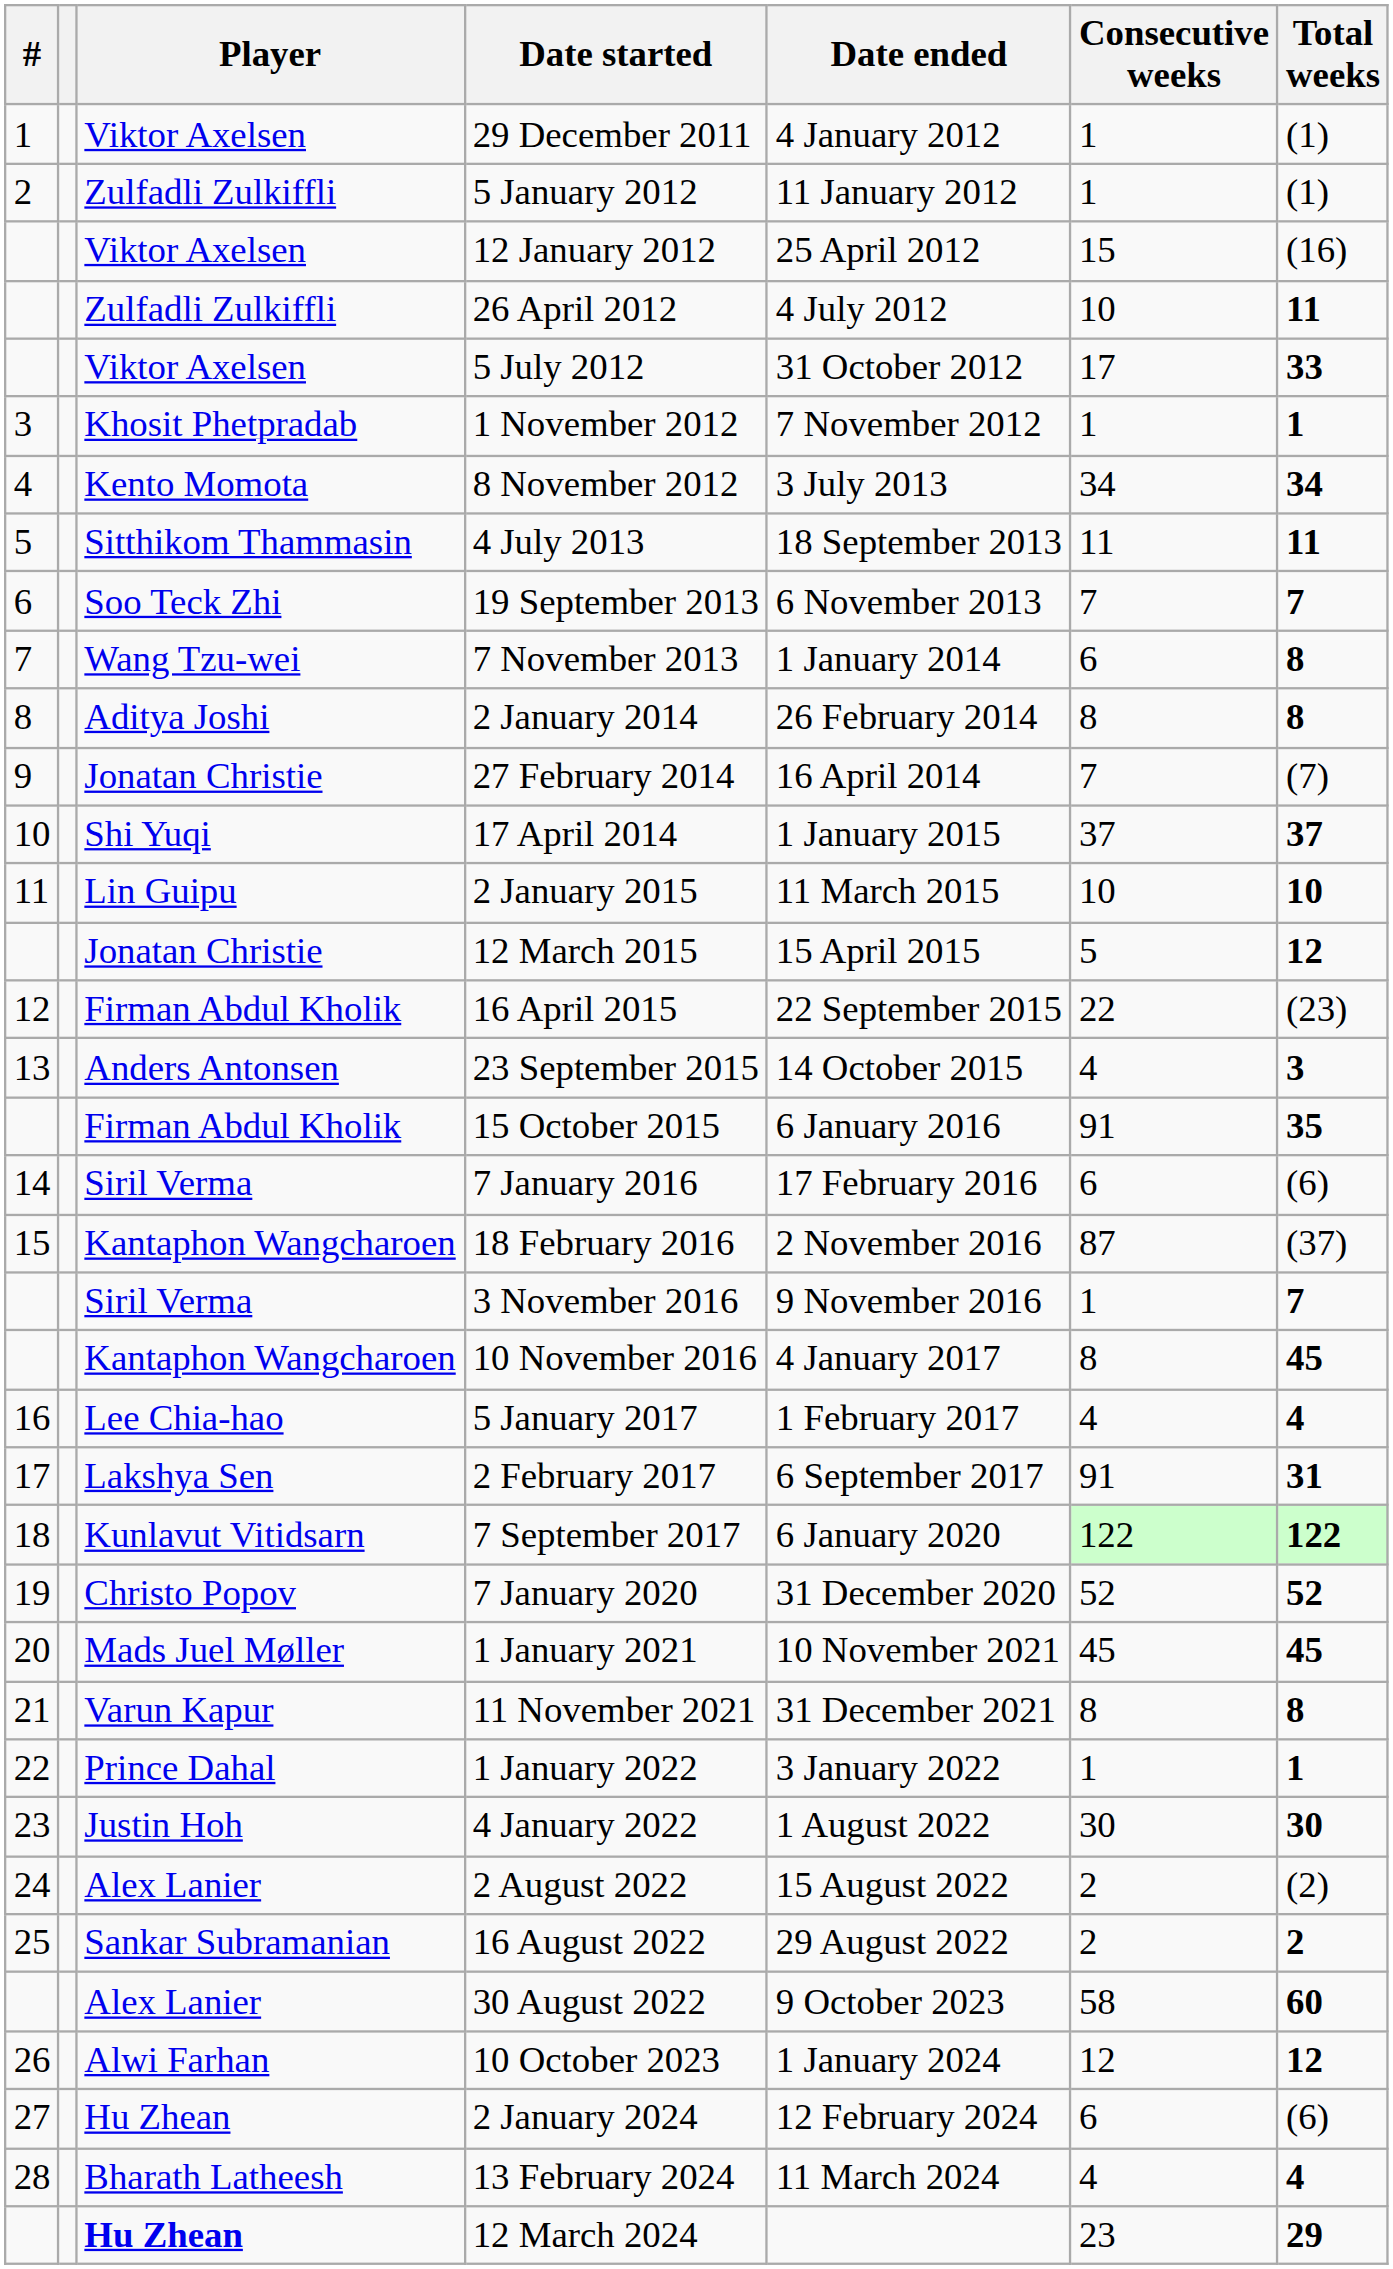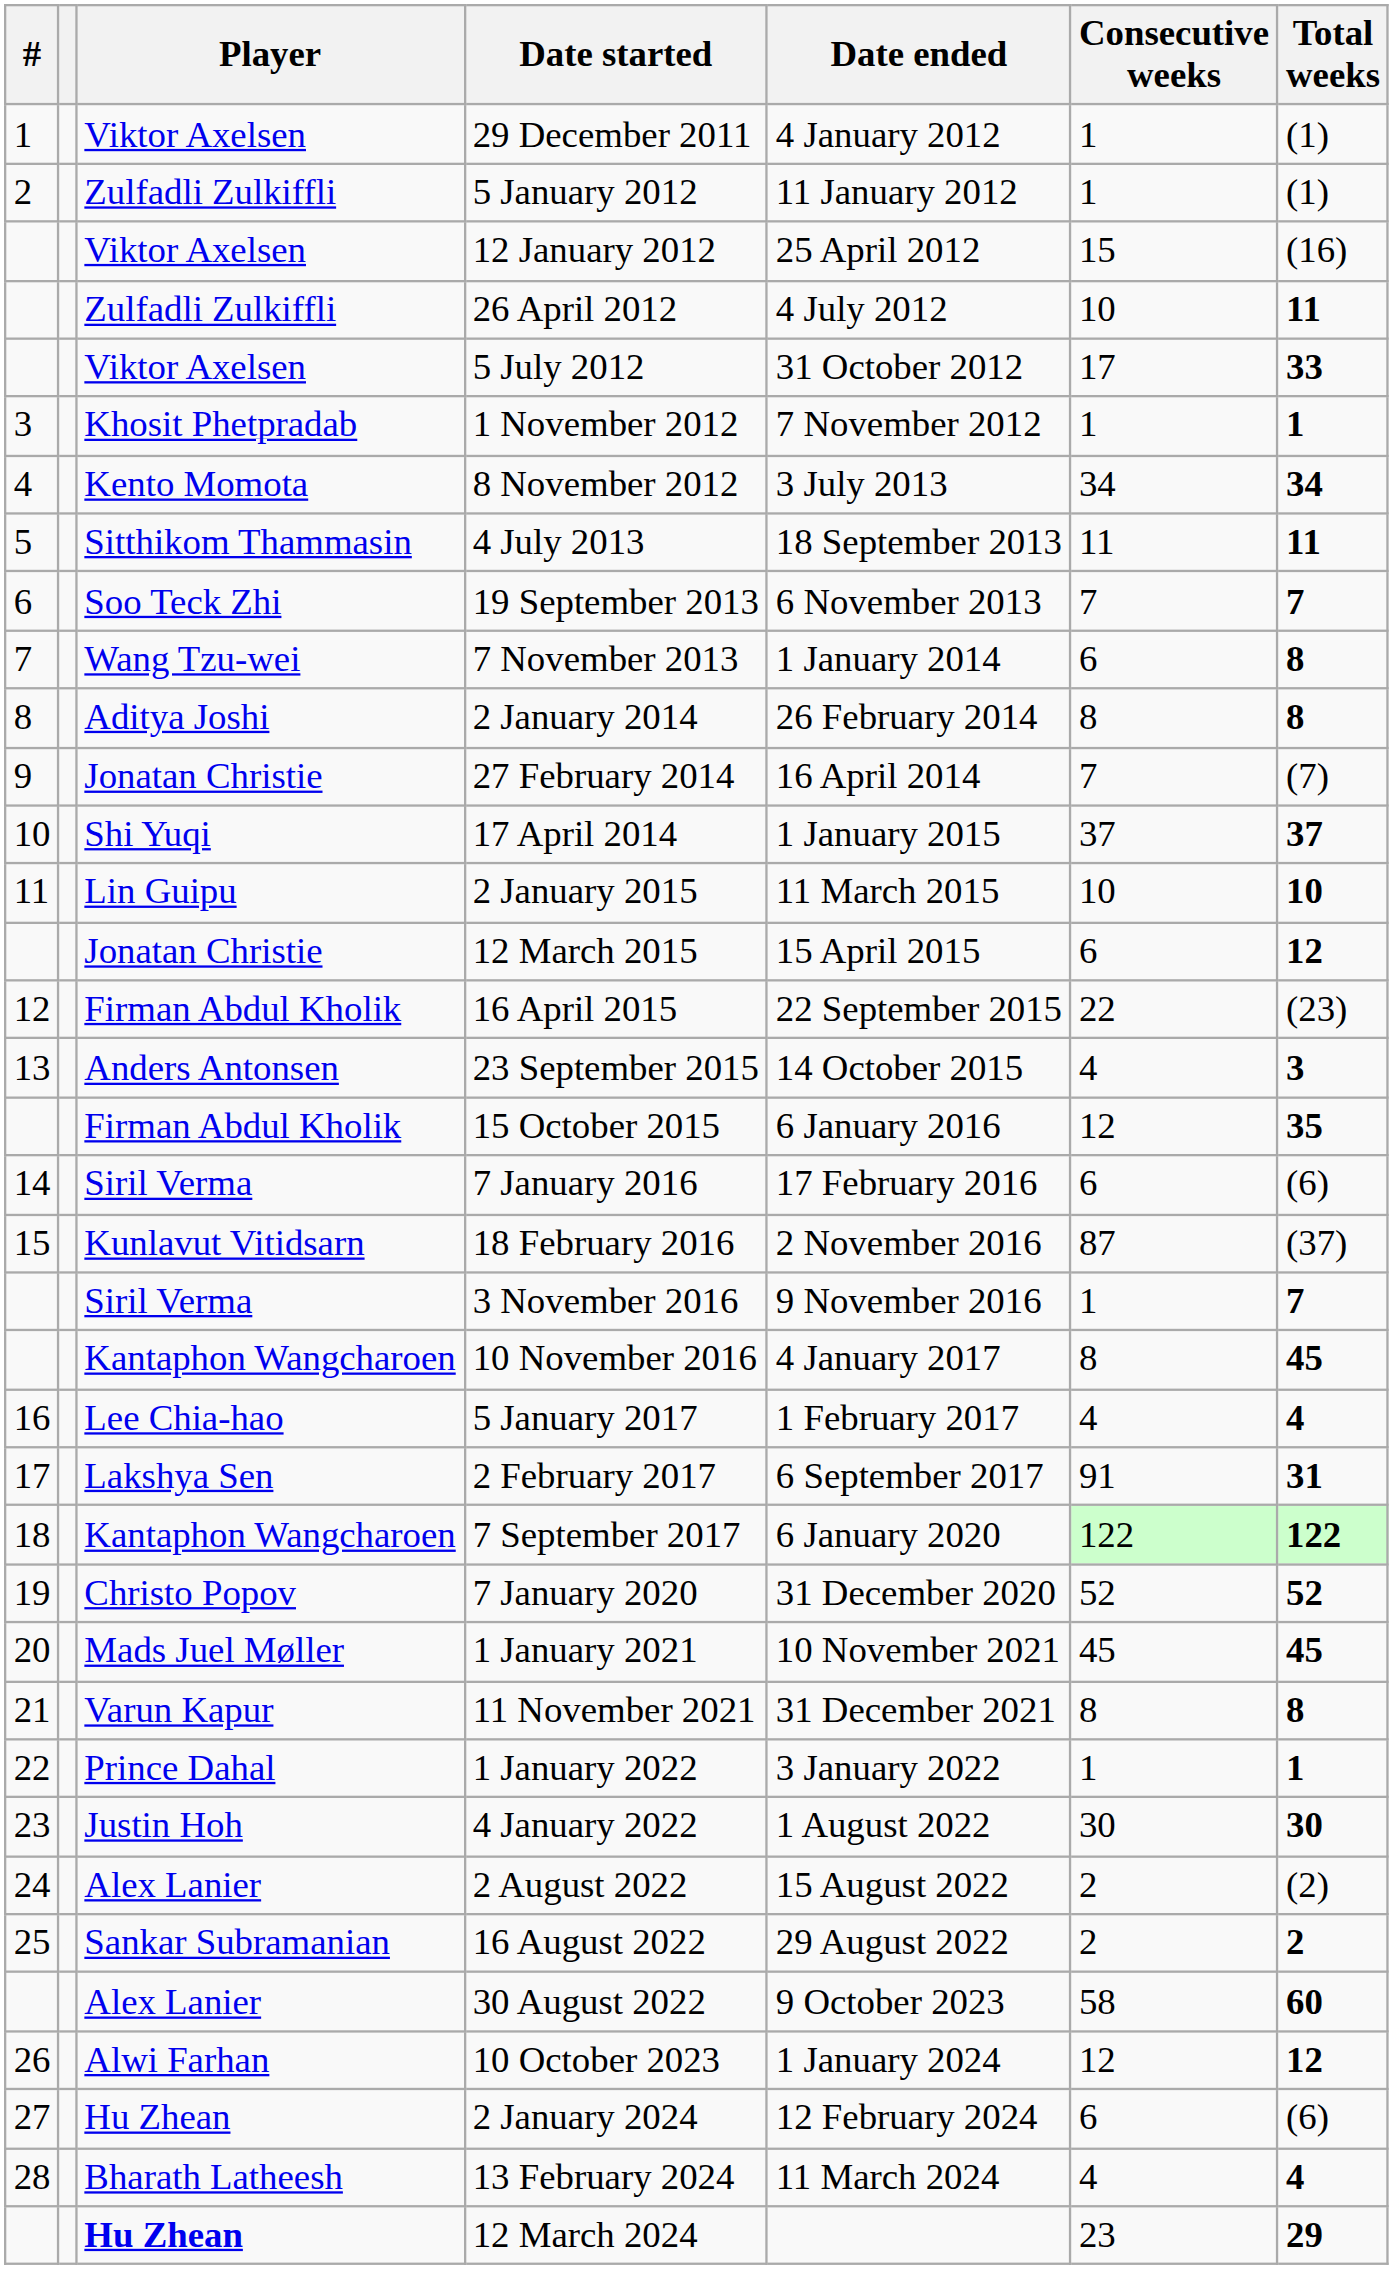(1088, 950) 5 -> (1088, 950) 6
(1097, 1125) 91 -> (1097, 1125) 12
(270, 1242) Kantaphon Wangcharoen -> (224, 1242) Kunlavut Vitidsarn
(224, 1534) Kunlavut Vitidsarn -> (270, 1534) Kantaphon Wangcharoen
